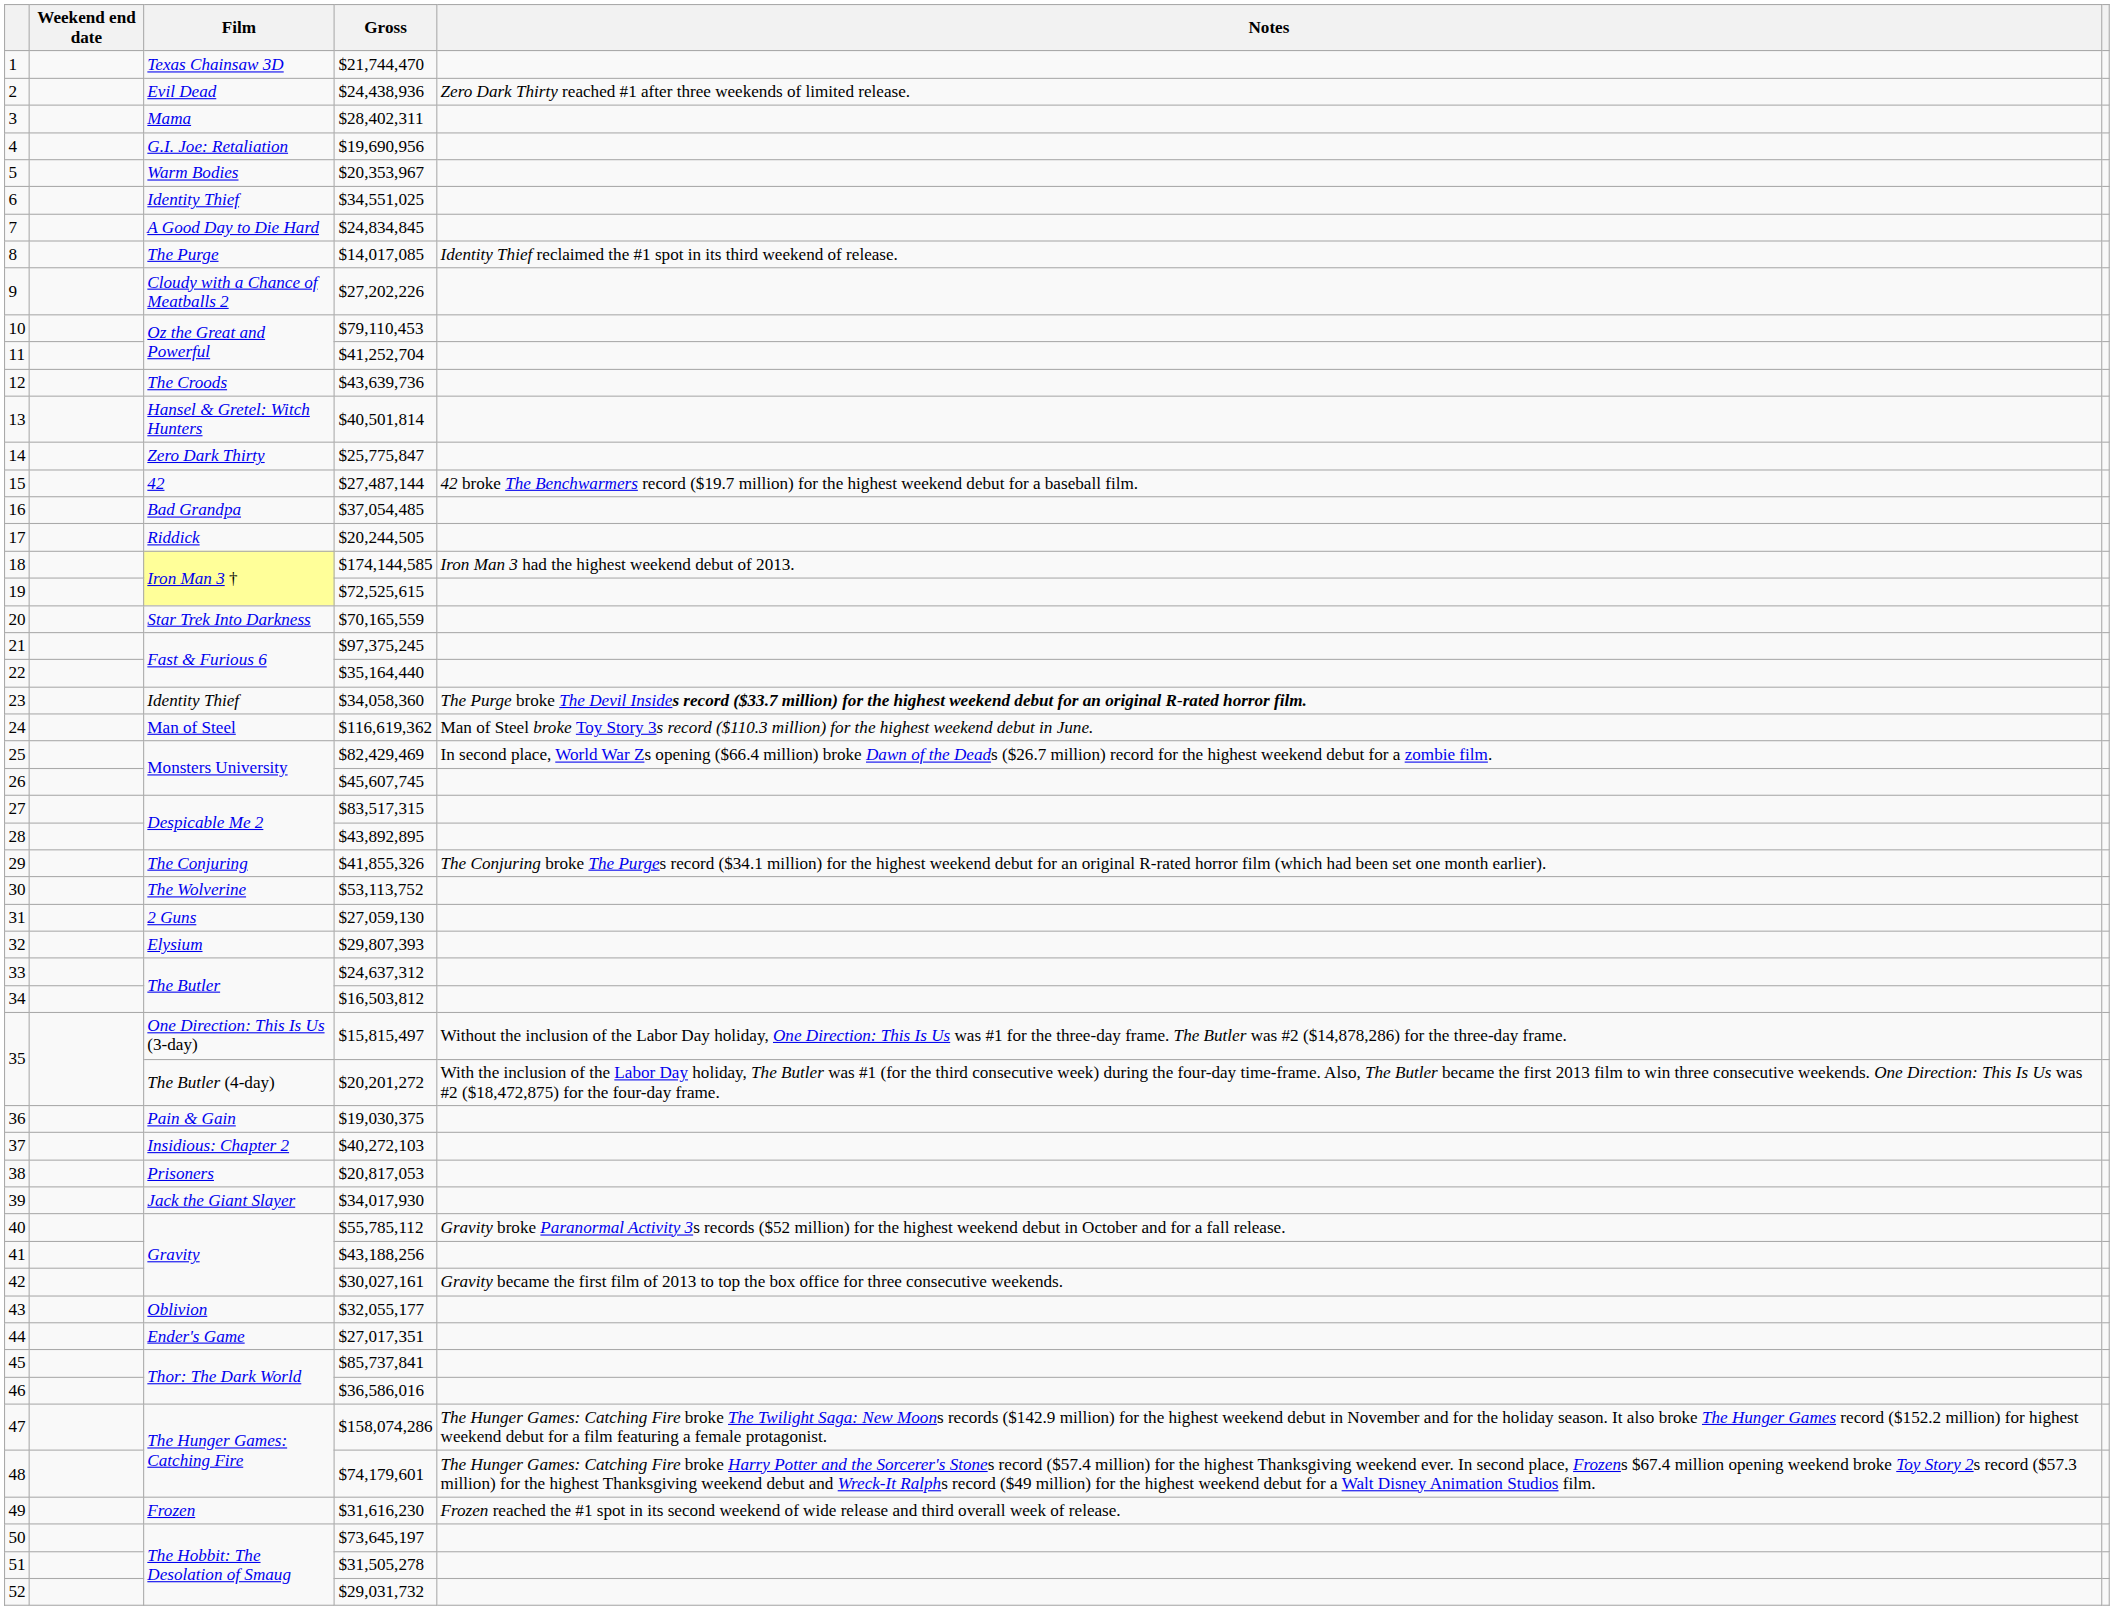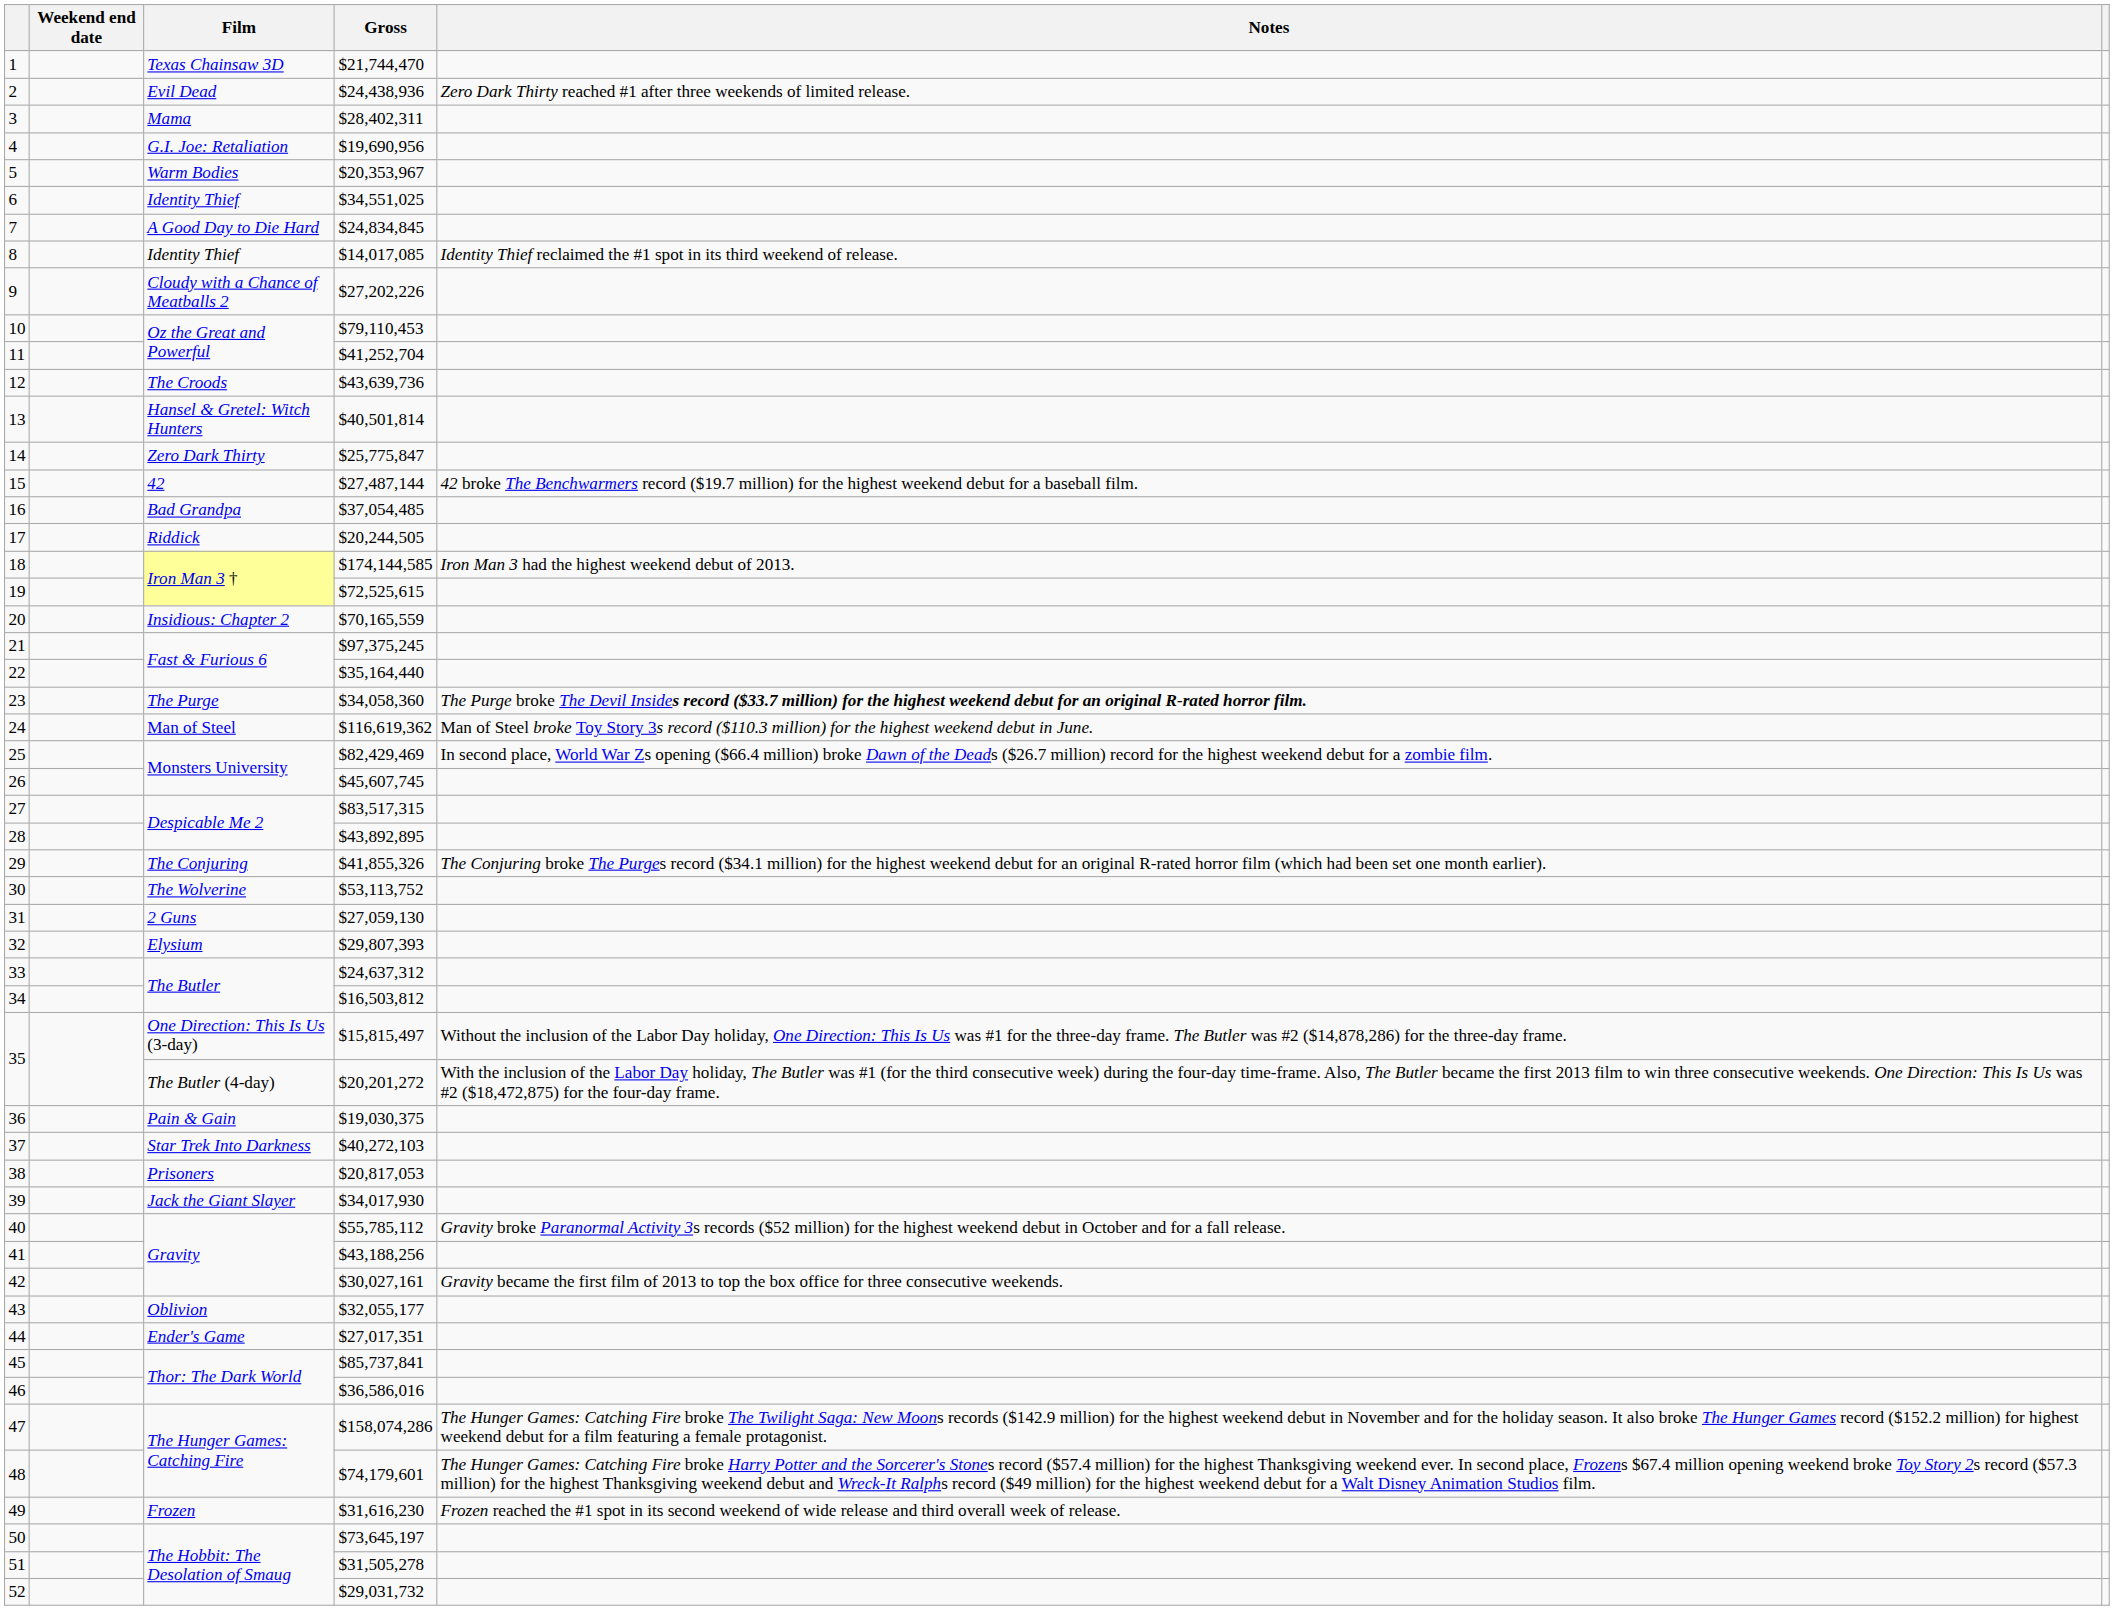(183, 254) The Purge -> (193, 254) Identity Thief
(229, 618) Star Trek Into Darkness -> (218, 618) Insidious: Chapter 2
(193, 700) Identity Thief -> (183, 700) The Purge
(218, 1146) Insidious: Chapter 2 -> (229, 1146) Star Trek Into Darkness
